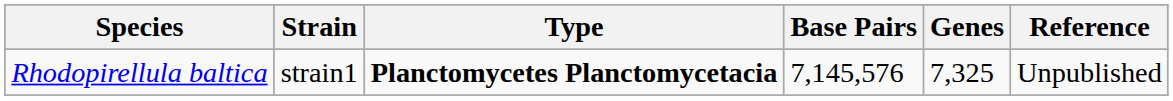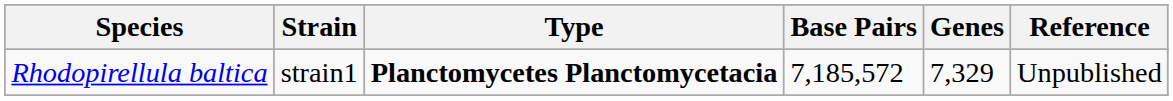(847, 71) 7,145,576 -> (847, 71) 7,185,572
(962, 71) 7,325 -> (962, 71) 7,329
